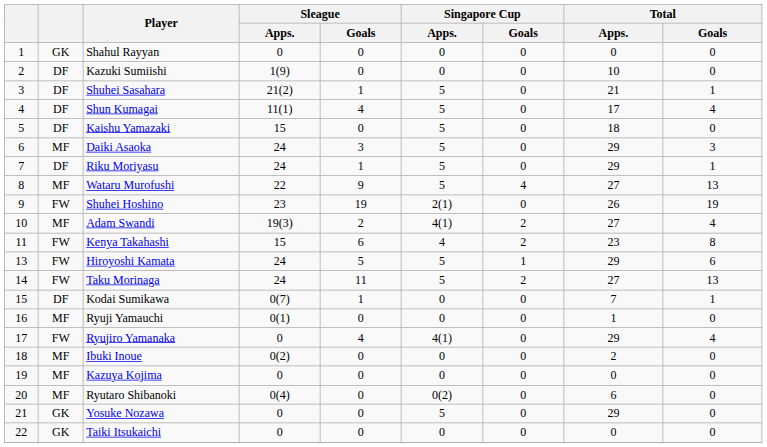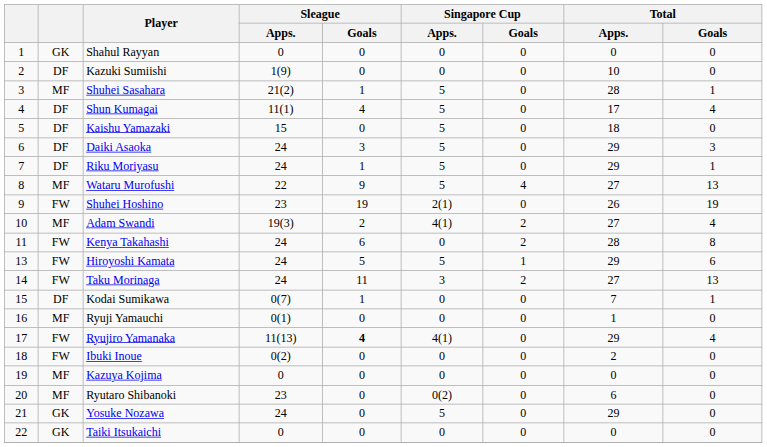(61, 90) DF -> (61, 90) MF
(613, 90) 21 -> (613, 90) 28
(61, 147) MF -> (61, 147) DF
(280, 242) 15 -> (281, 242) 24
(442, 242) 4 -> (442, 242) 0
(613, 242) 23 -> (613, 242) 28
(442, 280) 5 -> (442, 280) 3
(280, 337) 0 -> (281, 337) 11(13)
(361, 337) normal -> (362, 337) bold
(61, 356) MF -> (61, 356) FW
(280, 394) 0(4) -> (281, 394) 23
(280, 413) 0 -> (281, 413) 24
